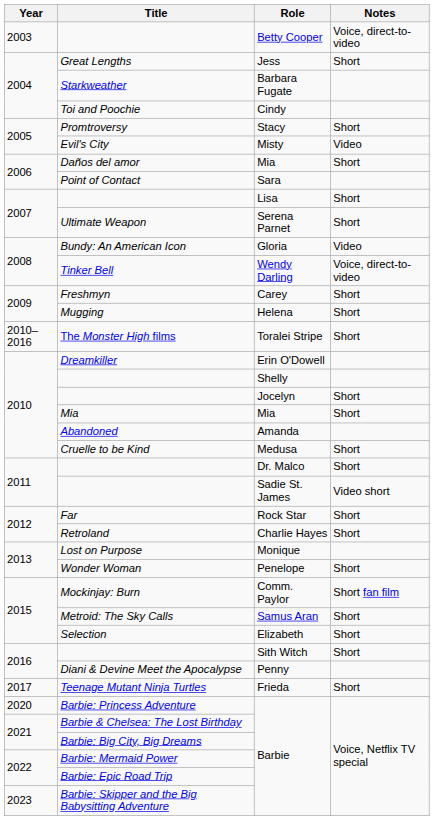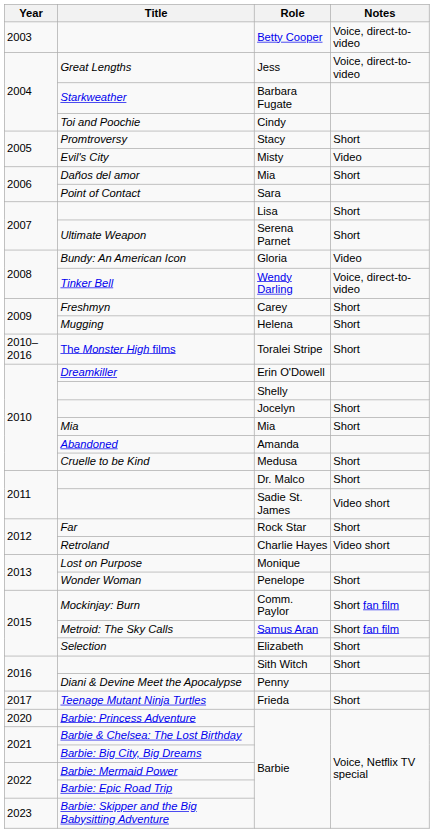(347, 61) Short -> (372, 67) Voice, direct-to-video
(347, 533) Short -> (361, 545) Video short
(347, 616) Short -> (366, 629) Short fan film
